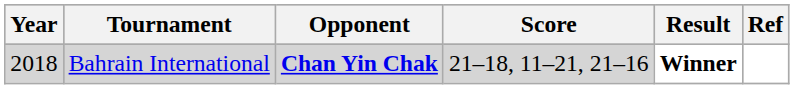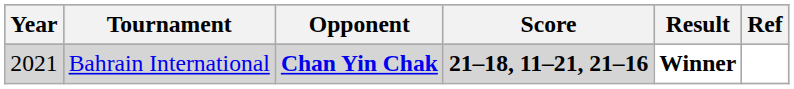(34, 63) 2018 -> (34, 63) 2021
(549, 63) normal -> (549, 63) bold
